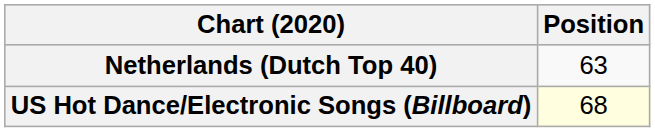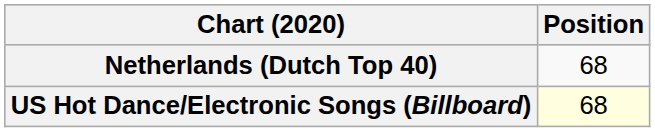(594, 65) 63 -> (594, 65) 68
